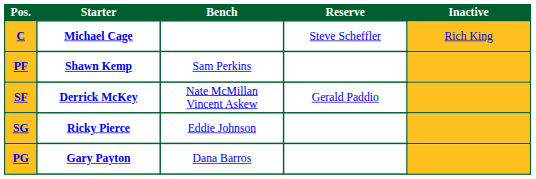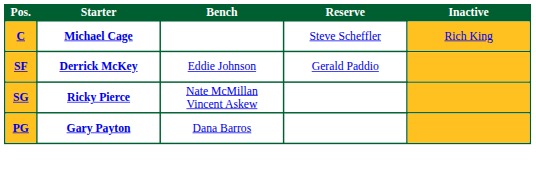- row: (21, 66)
(222, 97) Nate McMillan Vincent Askew -> (222, 66) Eddie Johnson
(222, 128) Eddie Johnson -> (222, 97) Nate McMillan Vincent Askew
